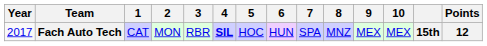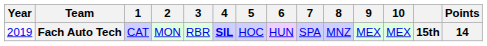(20, 32) 2017 -> (20, 32) 2019
(462, 32) 12 -> (462, 32) 14
